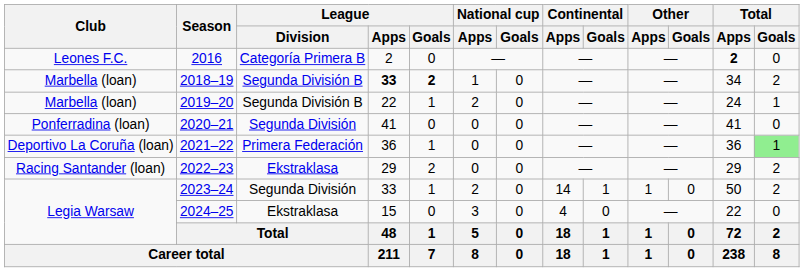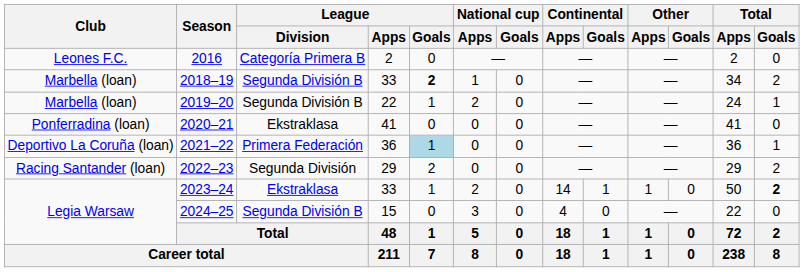(734, 59) bold -> (734, 59) normal
(389, 80) bold -> (389, 80) normal
(303, 124) Segunda División -> (303, 124) Ekstraklasa
(431, 146) no background -> (431, 146) lightblue background
(776, 146) lightgreen background -> (776, 146) no background
(303, 168) Ekstraklasa -> (303, 168) Segunda División
(303, 189) Segunda División -> (303, 189) Ekstraklasa
(776, 189) normal -> (776, 189) bold
(303, 211) Ekstraklasa -> (303, 211) Segunda División B
